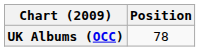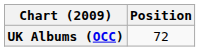(161, 36) 78 -> (161, 36) 72
